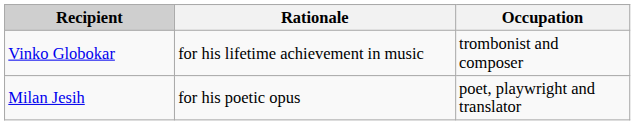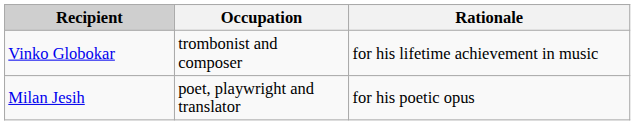columns swapped: (542, 17) <-> (315, 17)
